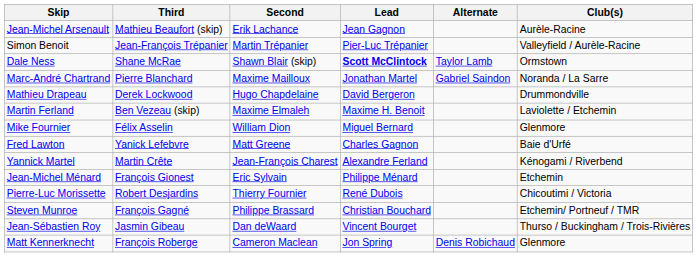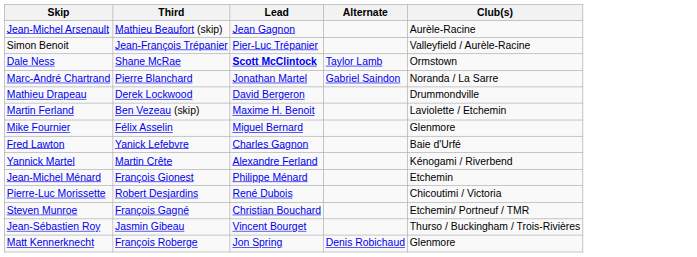- column: (285, 12)
